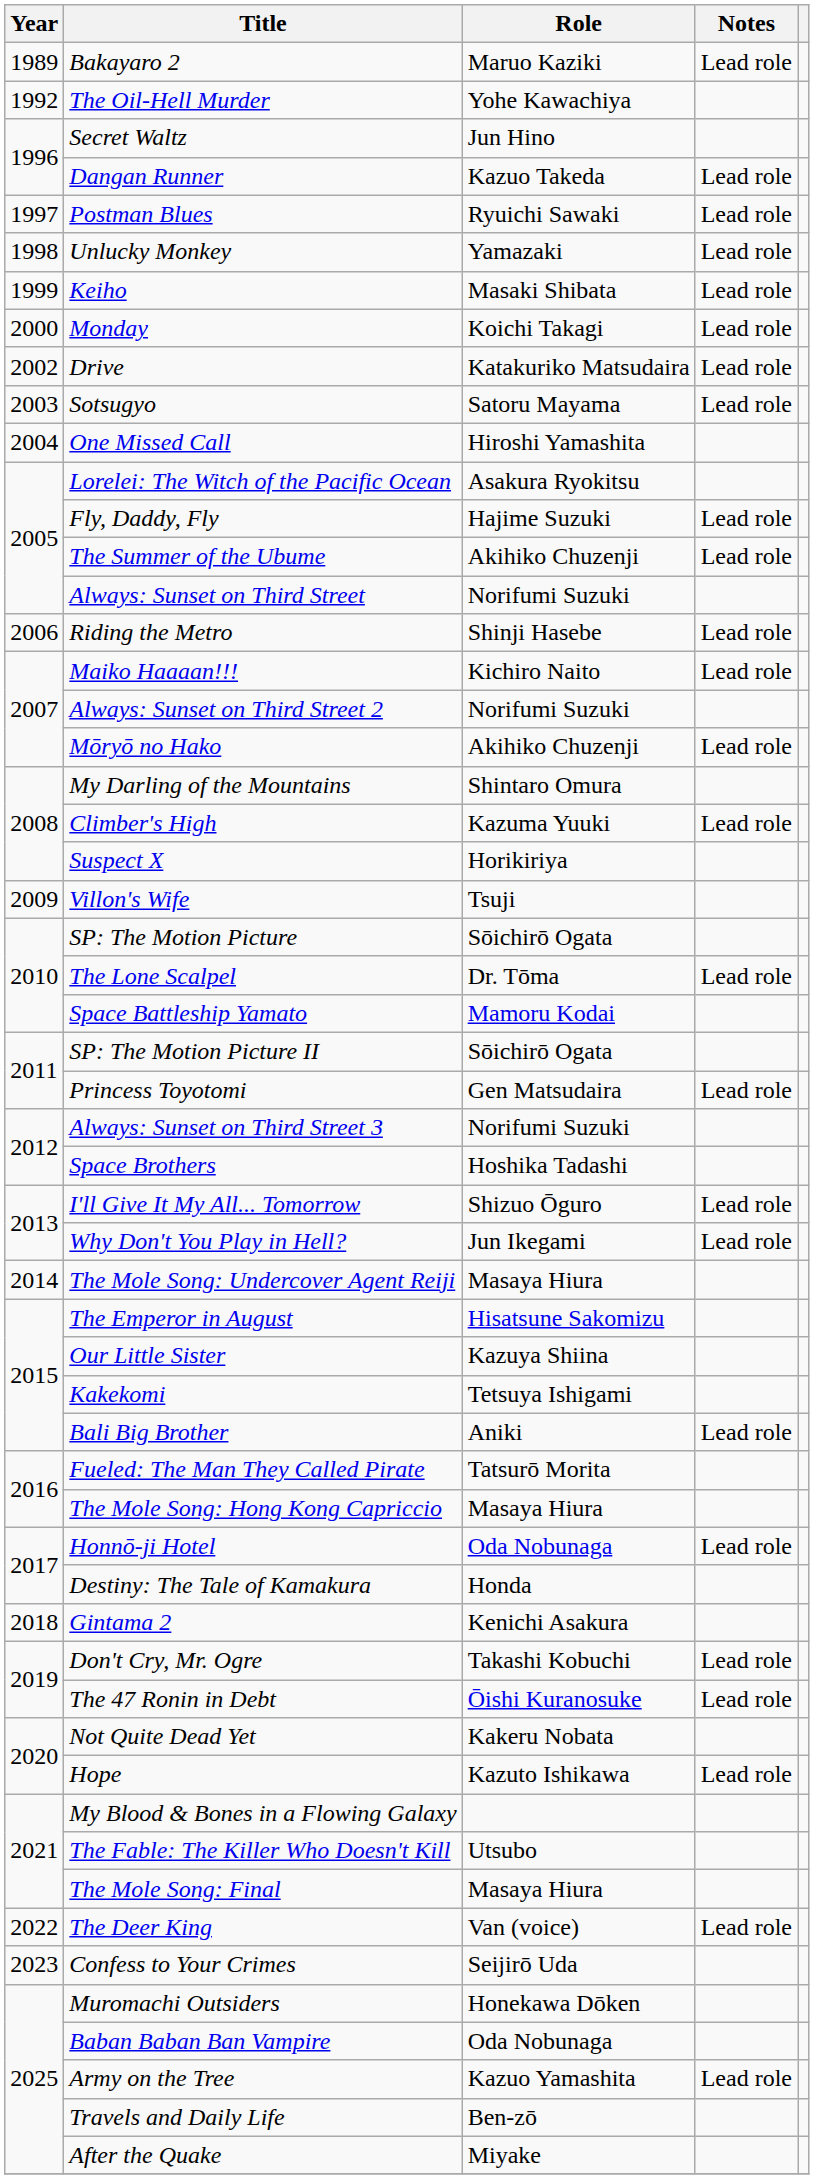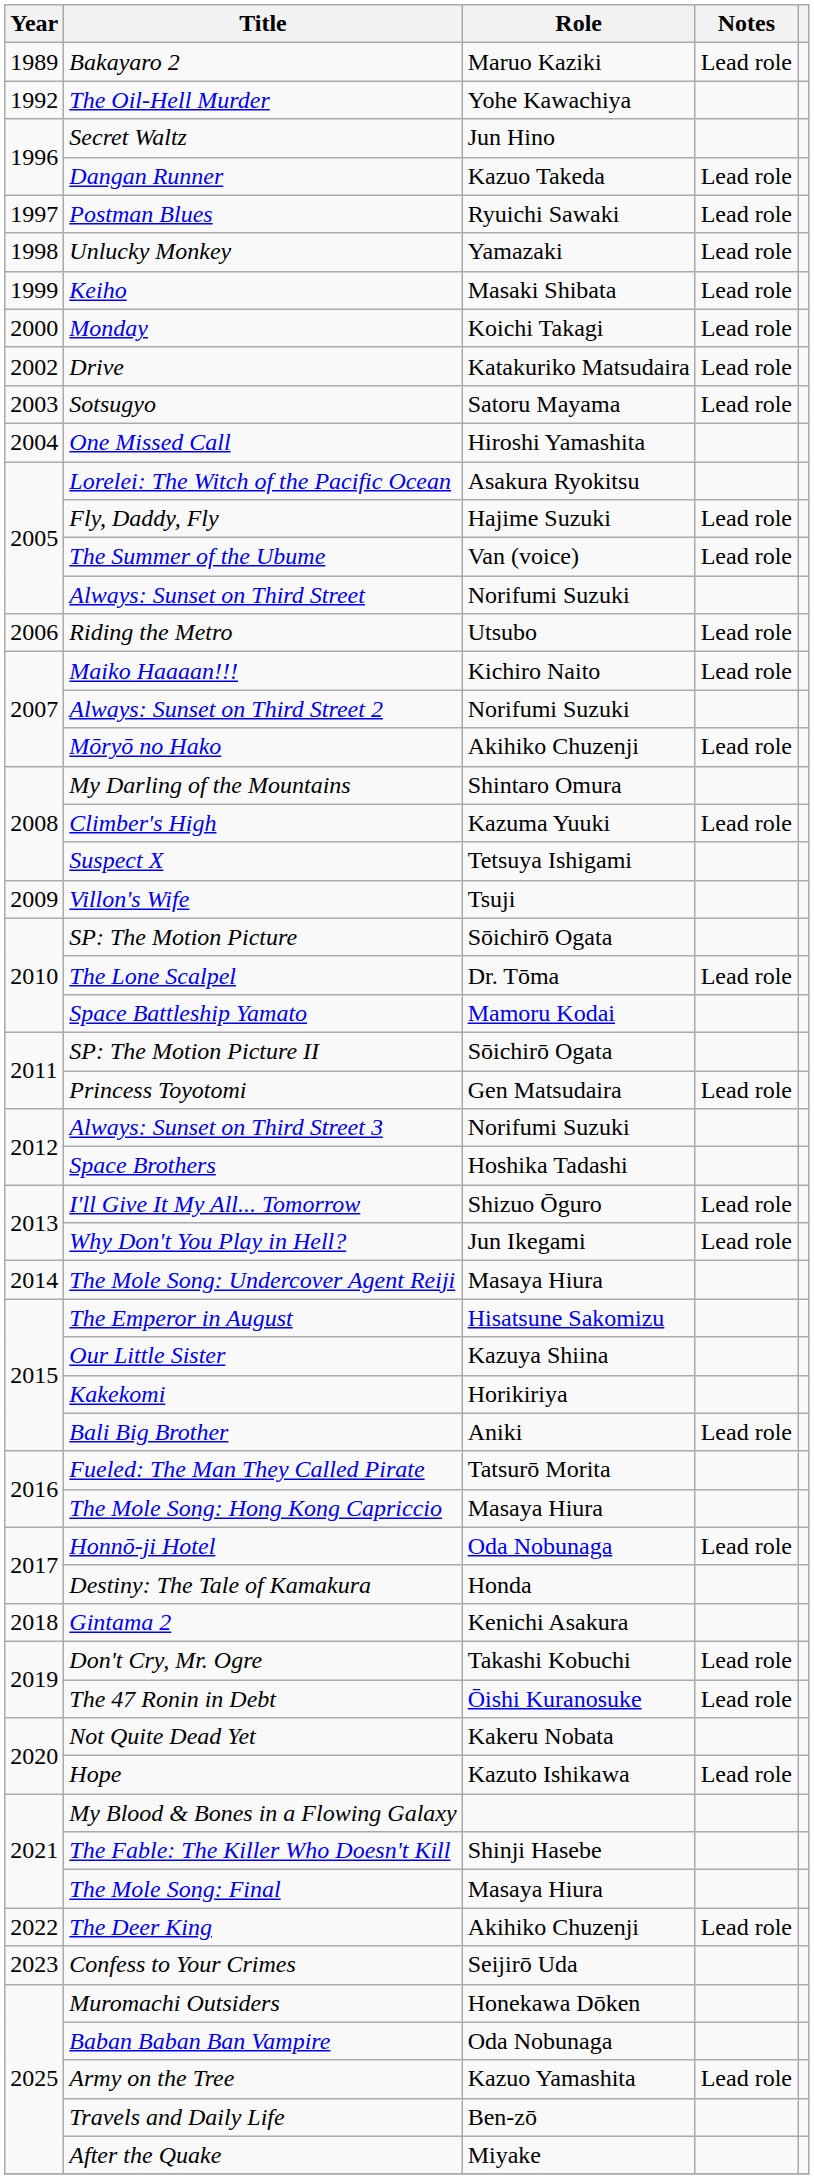(553, 556) Akihiko Chuzenji -> (523, 556) Van (voice)
(535, 632) Shinji Hasebe -> (502, 632) Utsubo
(518, 860) Horikiriya -> (550, 860) Tetsuya Ishigami
(550, 1393) Tetsuya Ishigami -> (518, 1393) Horikiriya
(502, 1850) Utsubo -> (535, 1850) Shinji Hasebe
(523, 1926) Van (voice) -> (553, 1926) Akihiko Chuzenji
